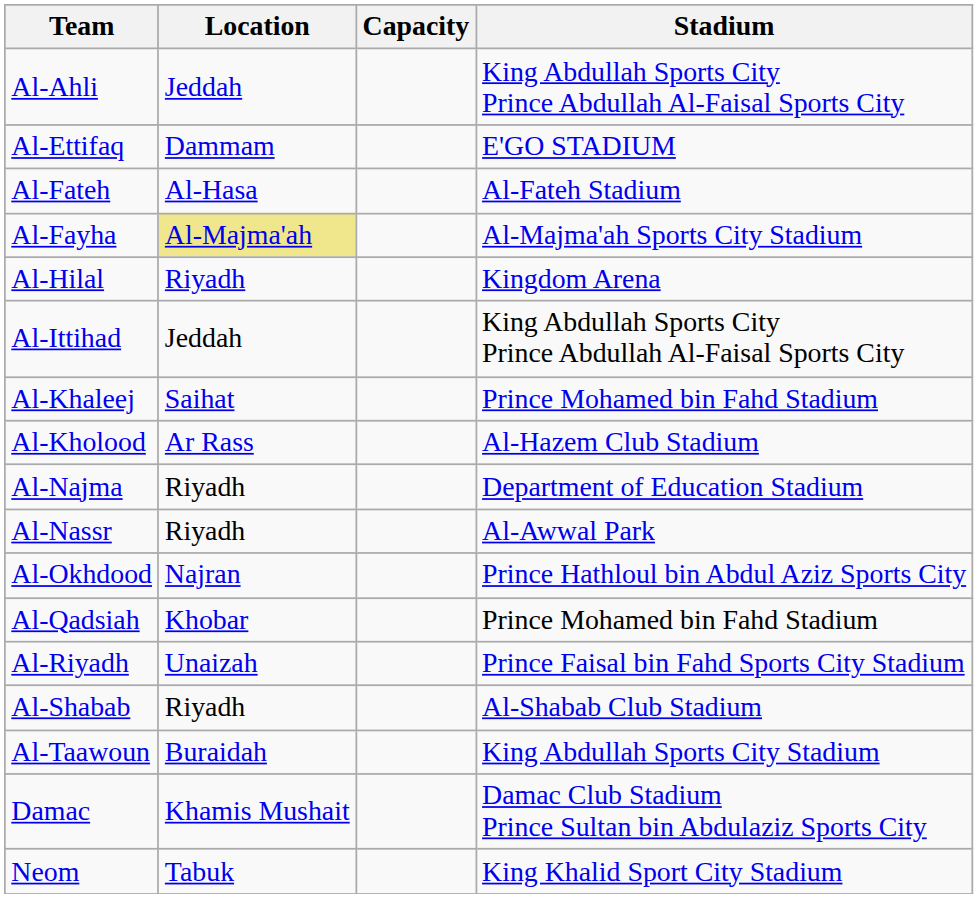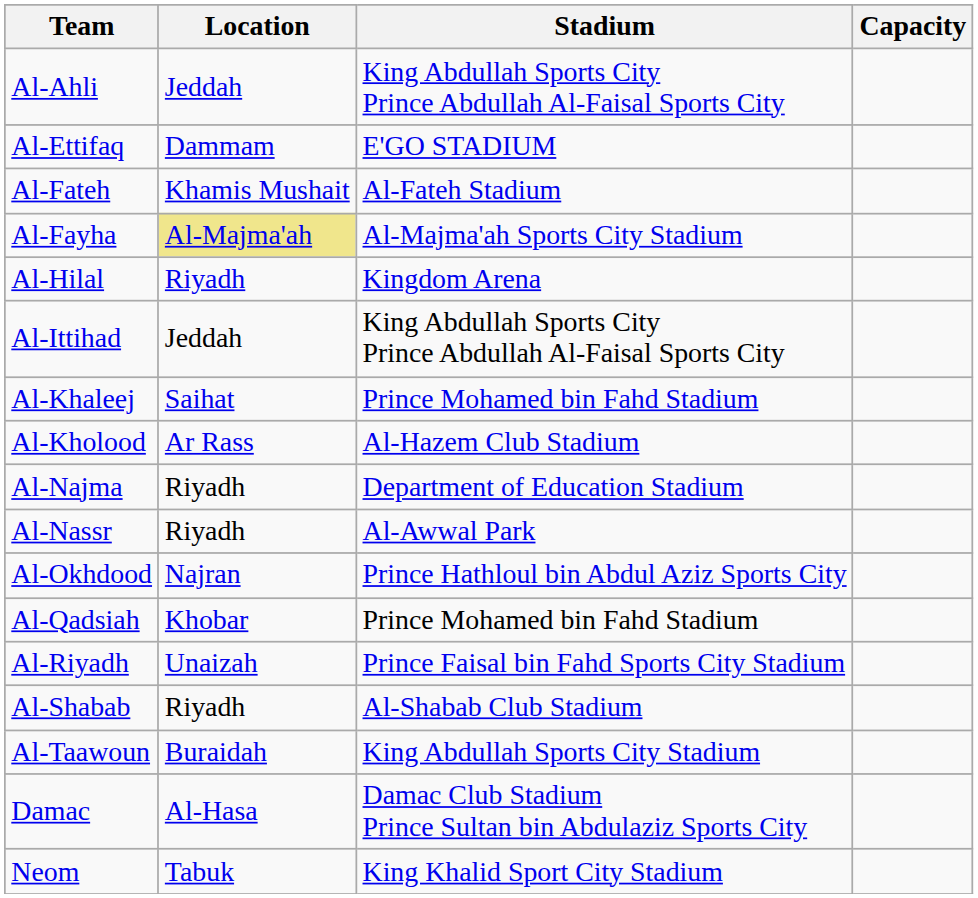columns swapped: (724, 26) <-> (416, 26)
(211, 190) Al-Hasa -> (257, 190) Khamis Mushait
(257, 811) Khamis Mushait -> (211, 811) Al-Hasa
